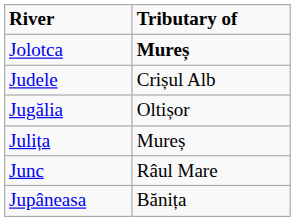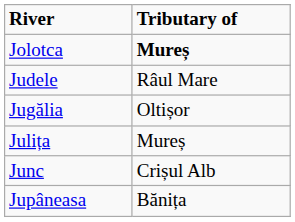(176, 79) Crișul Alb -> (177, 79) Râul Mare
(177, 170) Râul Mare -> (176, 170) Crișul Alb
